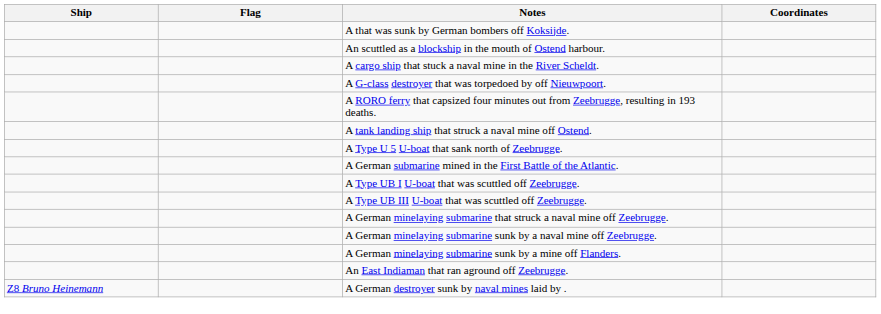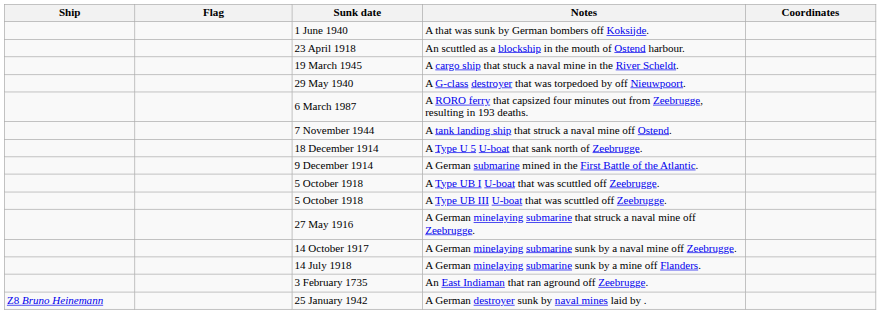+ column: (357, 13)
